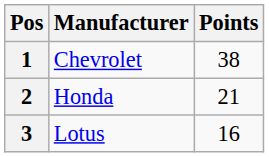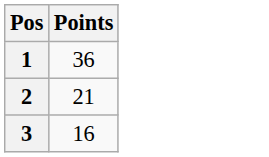- column: (121, 23)
(229, 59) 38 -> (84, 59) 36
